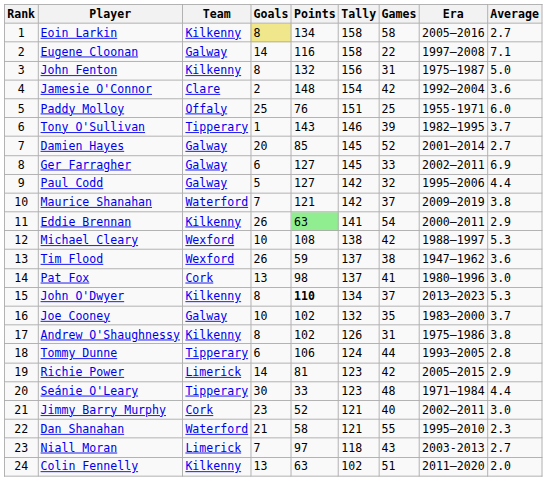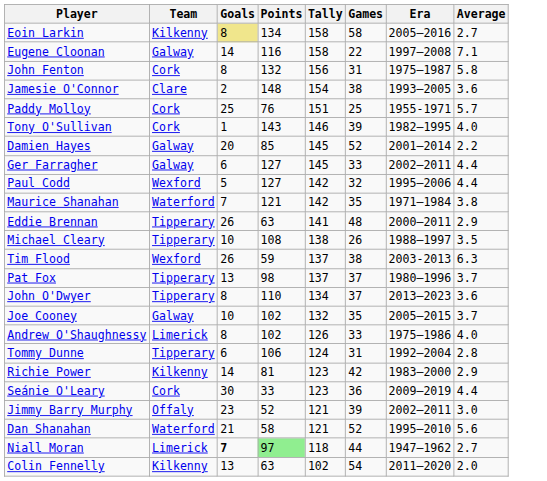- column: (21, 14)
(213, 70) Kilkenny -> (166, 70) Cork
(501, 70) 5.0 -> (467, 70) 5.8
(389, 89) 42 -> (355, 89) 38
(453, 89) 1992–2004 -> (420, 89) 1993–2005
(206, 108) Offaly -> (166, 108) Cork
(501, 108) 6.0 -> (467, 108) 5.7
(217, 127) Tipperary -> (166, 127) Cork
(501, 127) 3.7 -> (467, 127) 4.0
(501, 146) 2.7 -> (467, 146) 2.2
(501, 165) 6.9 -> (467, 165) 4.4
(206, 184) Galway -> (176, 184) Wexford
(389, 202) 37 -> (355, 202) 35
(453, 202) 2009–2019 -> (420, 202) 1971–1984
(213, 221) Kilkenny -> (183, 221) Tipperary
(301, 221) lightgreen background -> (268, 221) no background
(389, 221) 54 -> (355, 221) 48
(210, 240) Wexford -> (183, 240) Tipperary
(389, 240) 42 -> (355, 240) 26
(501, 240) 5.3 -> (467, 240) 3.5
(453, 259) 1947–1962 -> (420, 259) 2003-2013
(501, 259) 3.6 -> (467, 259) 6.3
(199, 278) Cork -> (183, 278) Tipperary
(389, 278) 41 -> (355, 278) 37
(501, 278) 3.0 -> (467, 278) 3.7
(213, 297) Kilkenny -> (183, 297) Tipperary
(304, 297) bold -> (271, 297) normal
(501, 297) 5.3 -> (467, 297) 3.6
(453, 316) 1983–2000 -> (420, 316) 2005–2015
(213, 334) Kilkenny -> (180, 334) Limerick
(389, 334) 31 -> (355, 334) 33
(501, 334) 3.8 -> (467, 334) 4.0
(389, 353) 44 -> (355, 353) 31
(453, 353) 1993–2005 -> (420, 353) 1992–2004
(213, 372) Limerick -> (180, 372) Kilkenny
(453, 372) 2005–2015 -> (420, 372) 1983–2000
(217, 391) Tipperary -> (166, 391) Cork
(389, 391) 48 -> (355, 391) 36
(453, 391) 1971–1984 -> (420, 391) 2009–2019
(199, 410) Cork -> (173, 410) Offaly
(389, 410) 40 -> (355, 410) 39
(389, 429) 55 -> (355, 429) 52
(501, 429) 2.3 -> (467, 429) 5.6
(257, 448) normal -> (224, 448) bold
(301, 448) no background -> (268, 448) lightgreen background
(389, 448) 43 -> (355, 448) 44
(453, 448) 2003-2013 -> (420, 448) 1947–1962
(389, 466) 51 -> (355, 466) 54
